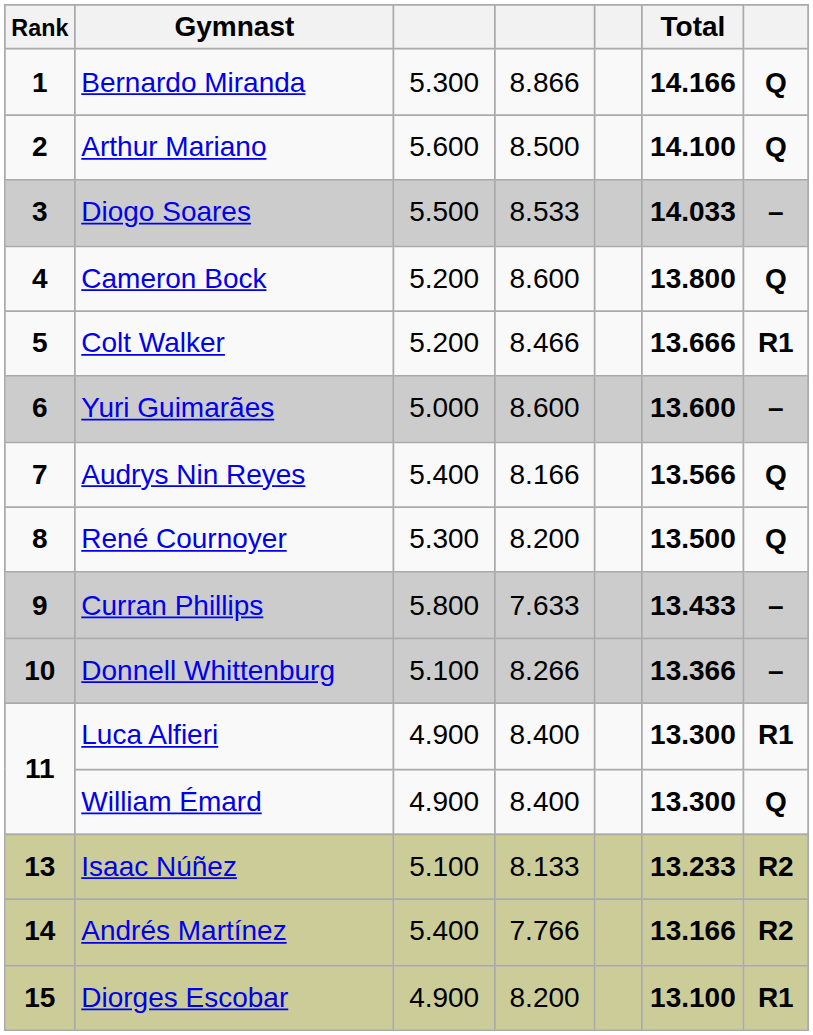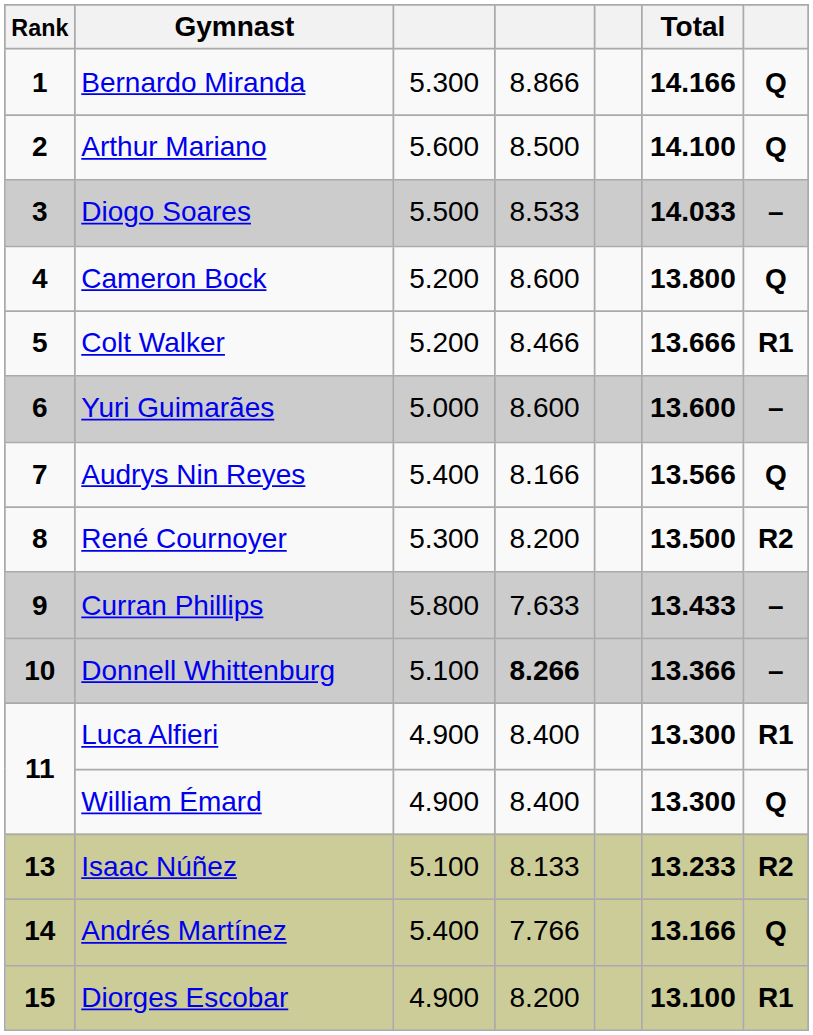(776, 539) Q -> (776, 539) R2
(545, 670) normal -> (545, 670) bold
(776, 931) R2 -> (776, 931) Q
